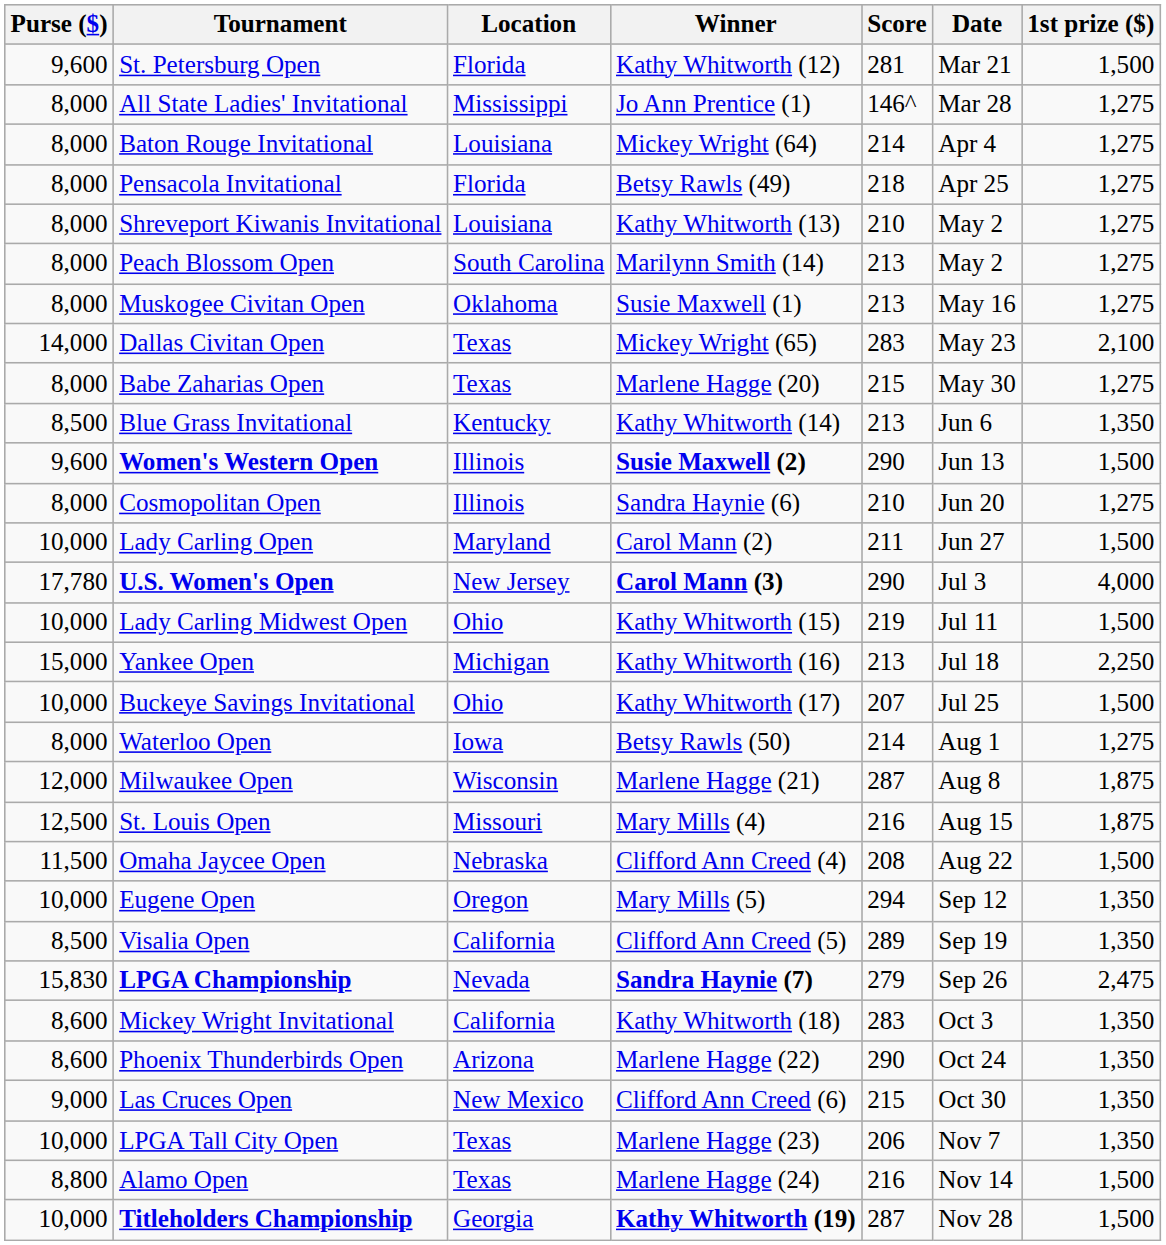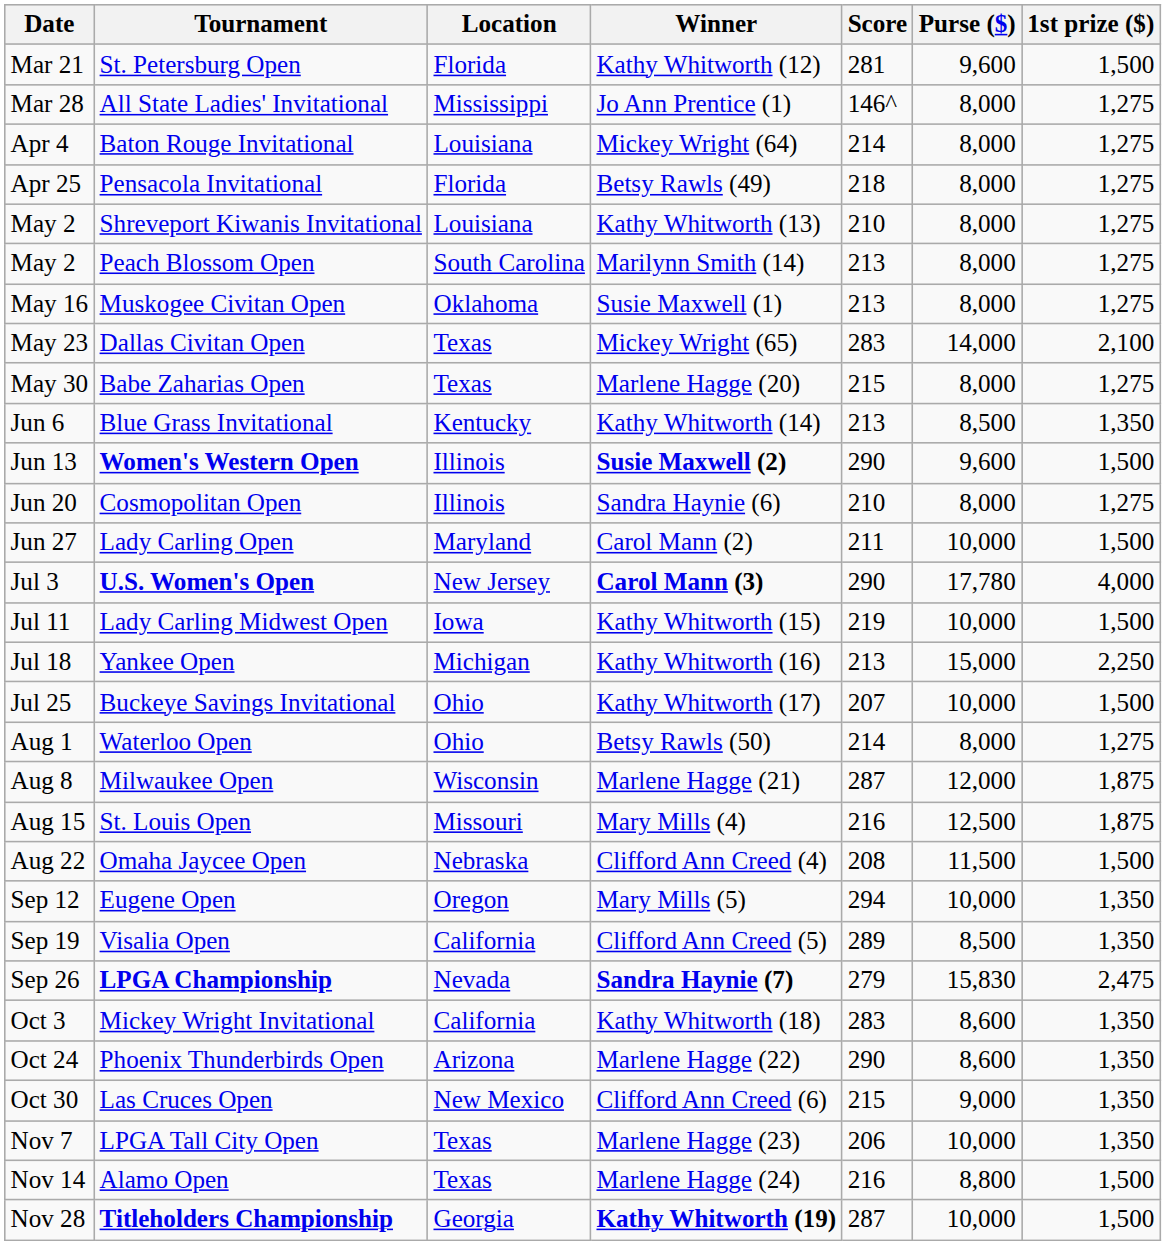columns swapped: (977, 24) <-> (59, 24)
(478, 622) Ohio -> (459, 622) Iowa
(478, 741) Iowa -> (459, 741) Ohio
